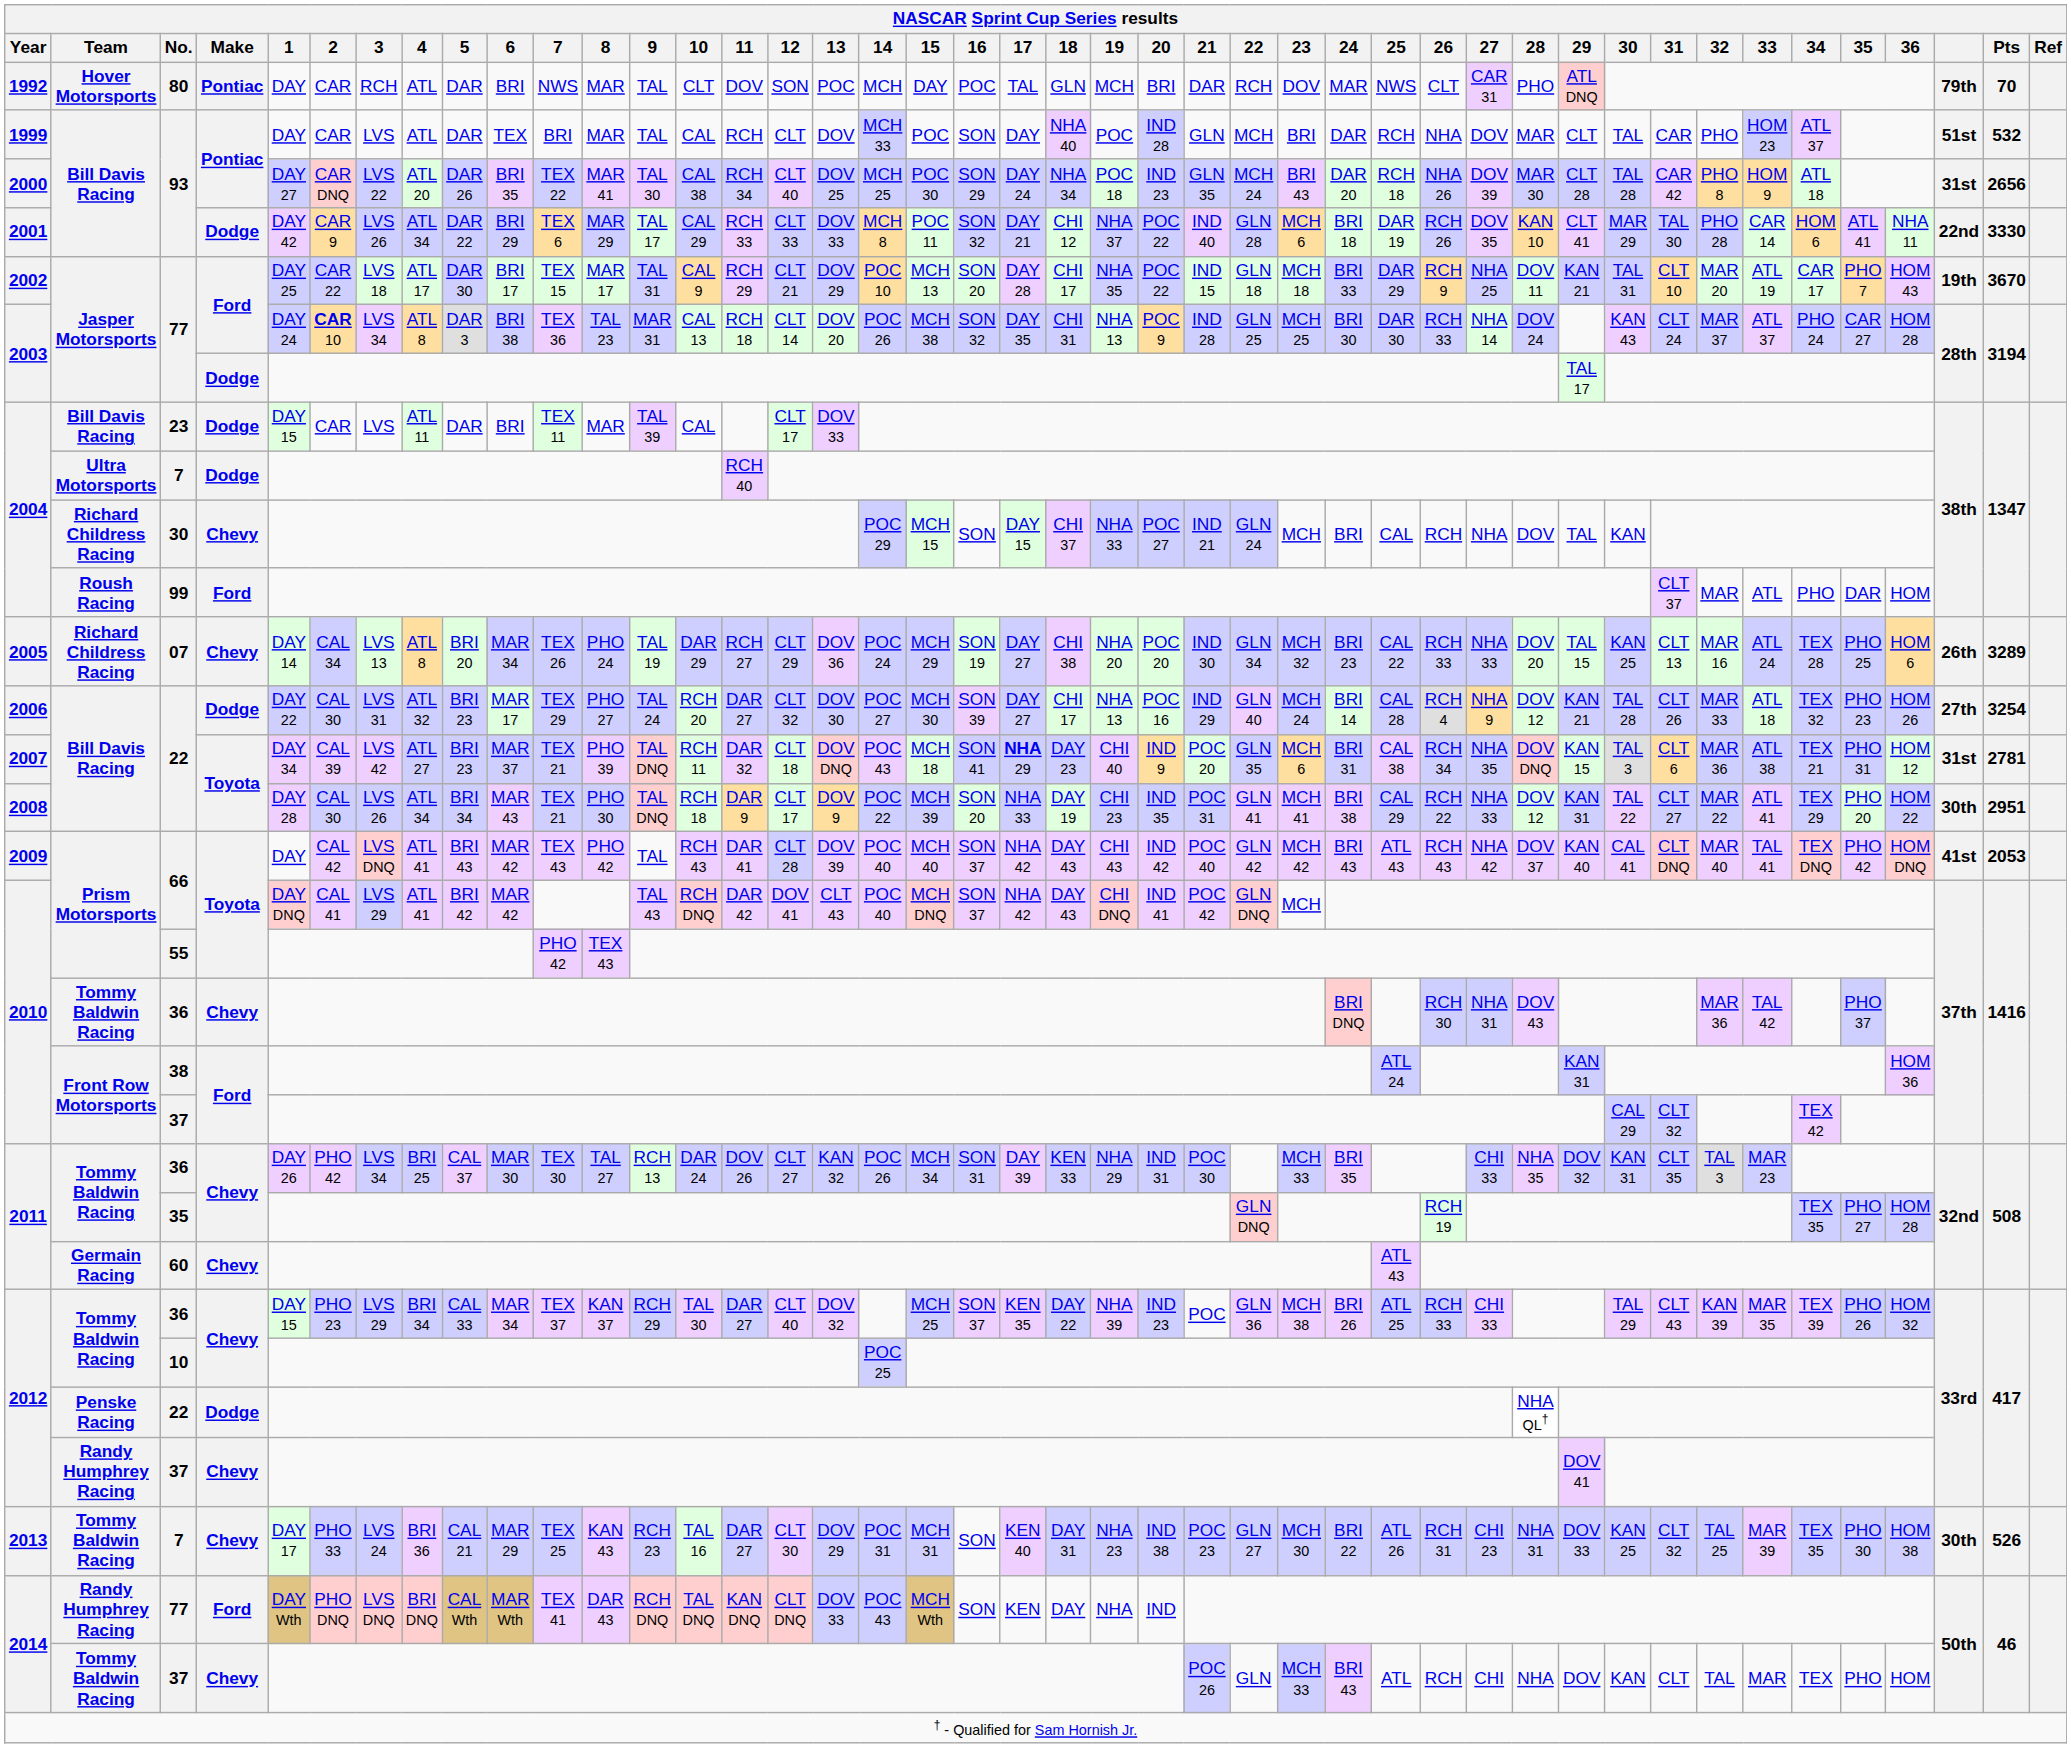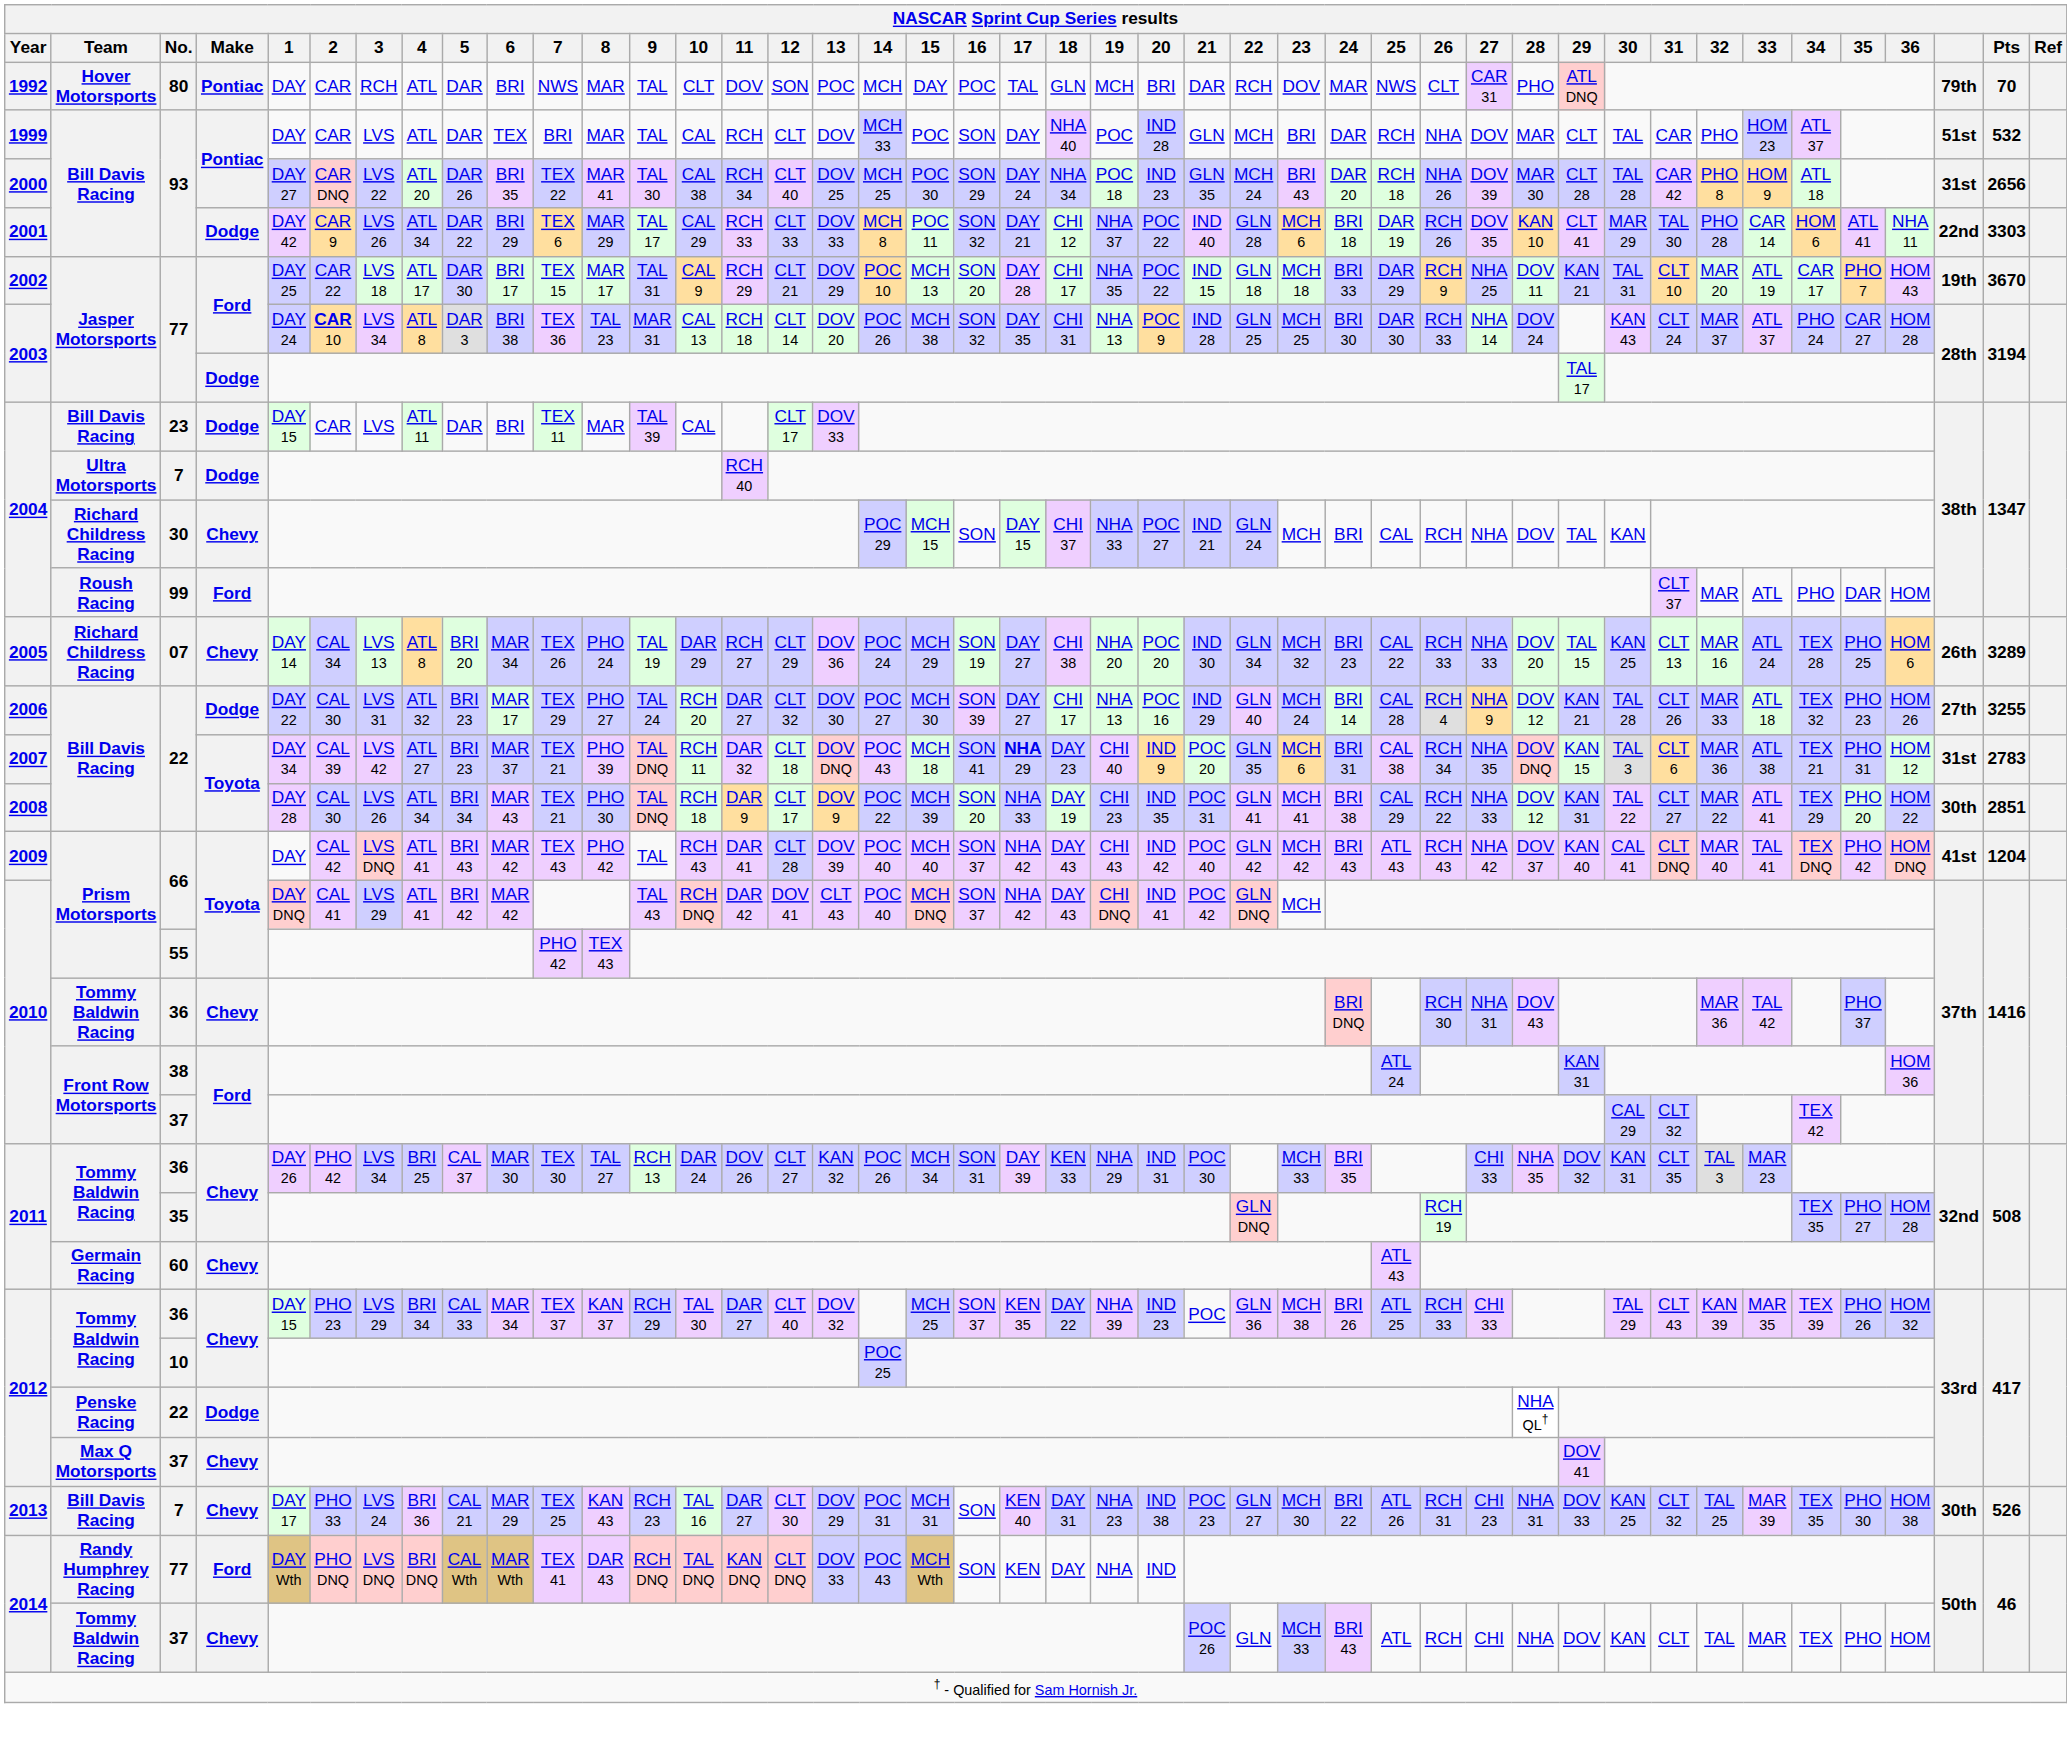(2007, 232) 3330 -> (2007, 232) 3303
(2007, 710) 3254 -> (2007, 710) 3255
(2007, 759) 2781 -> (2007, 759) 2783
(2007, 807) 2951 -> (2007, 807) 2851
(2007, 856) 2053 -> (2007, 856) 1204
(106, 1472) Randy Humphrey Racing -> (106, 1462) Max Q Motorsports
(106, 1541) Tommy Baldwin Racing -> (106, 1510) Bill Davis Racing
